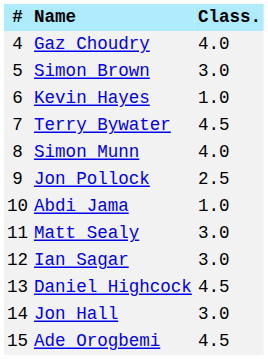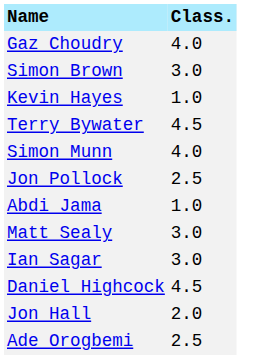- column: (18, 18)
(214, 314) 3.0 -> (187, 314) 2.0
(214, 342) 4.5 -> (187, 342) 2.5
